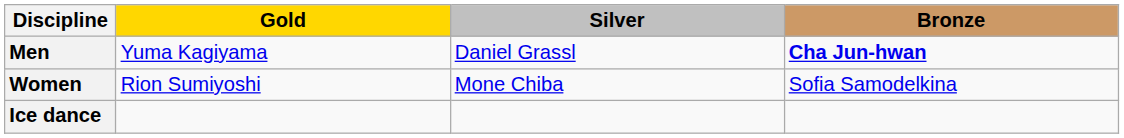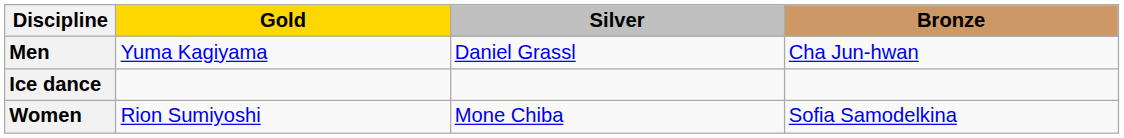(858, 52) bold -> (854, 52) normal
rows swapped: (45, 84) <-> (55, 116)
